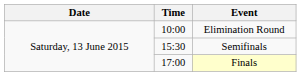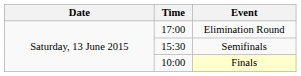(173, 29) 10:00 -> (173, 29) 17:00
(173, 63) 17:00 -> (173, 63) 10:00
